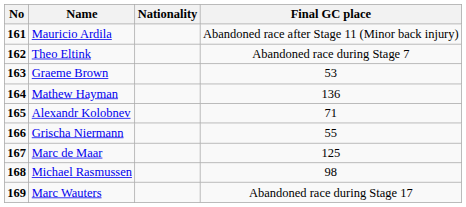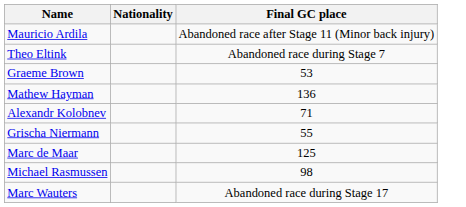- column: (17, 14)
